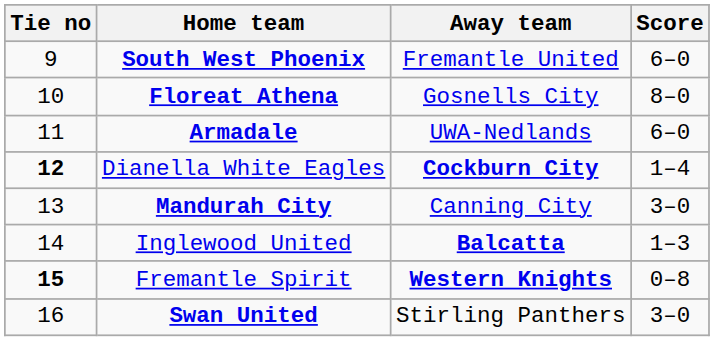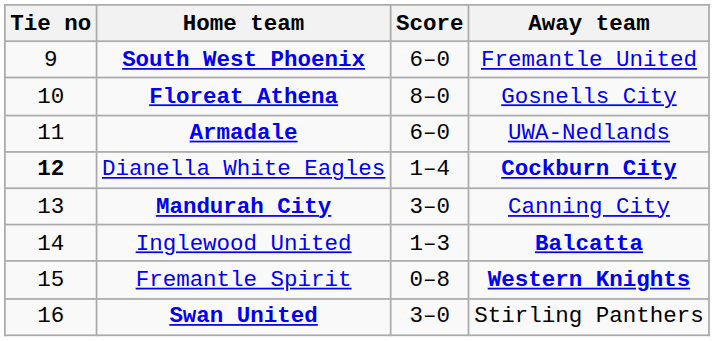columns swapped: (670, 23) <-> (511, 23)
(51, 280) bold -> (51, 280) normal
